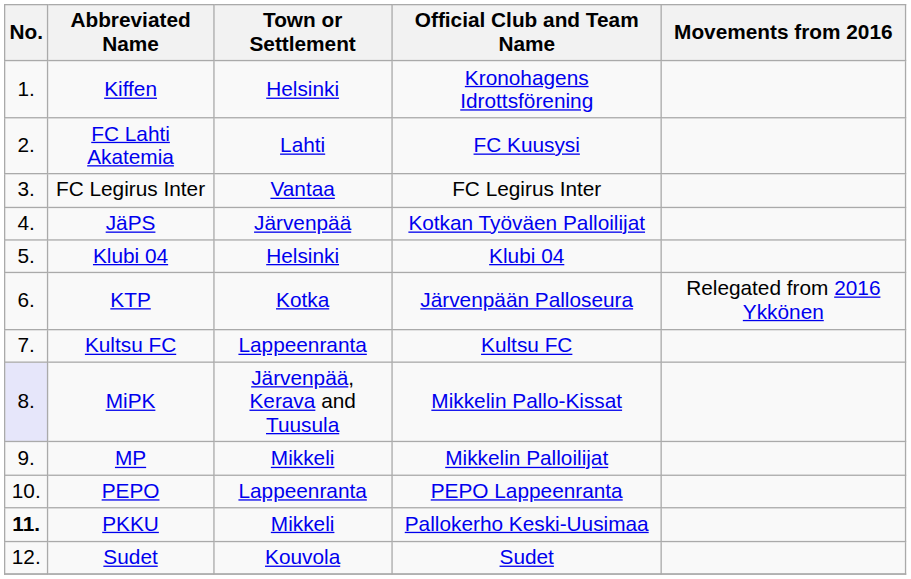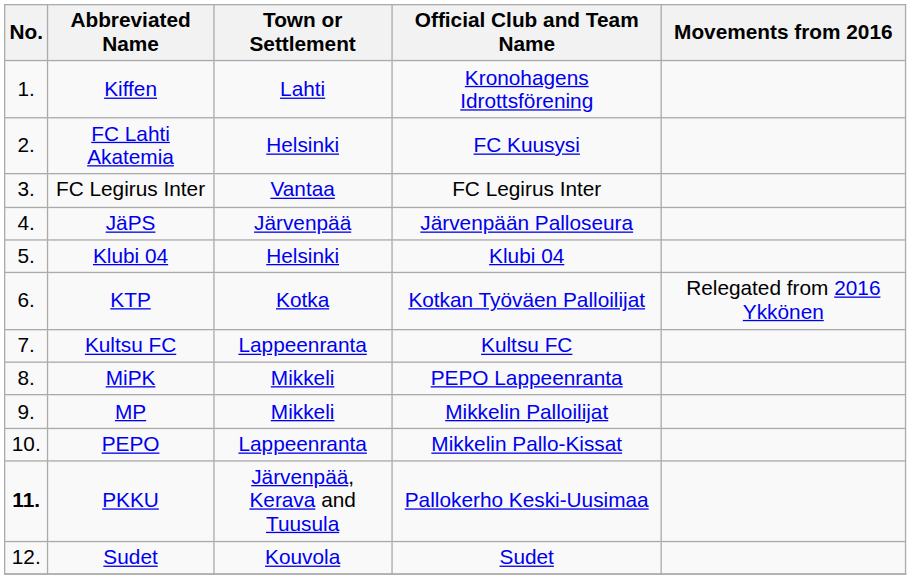(303, 89) Helsinki -> (303, 89) Lahti
(303, 145) Lahti -> (303, 145) Helsinki
(527, 223) Kotkan Työväen Palloilijat -> (527, 223) Järvenpään Palloseura
(527, 300) Järvenpään Palloseura -> (527, 300) Kotkan Työväen Palloilijat
(26, 401) lavender background -> (26, 378) no background
(303, 401) Järvenpää, Kerava and Tuusula -> (303, 378) Mikkeli
(527, 401) Mikkelin Pallo-Kissat -> (527, 378) PEPO Lappeenranta
(527, 491) PEPO Lappeenranta -> (527, 444) Mikkelin Pallo-Kissat
(303, 524) Mikkeli -> (303, 500) Järvenpää, Kerava and Tuusula
